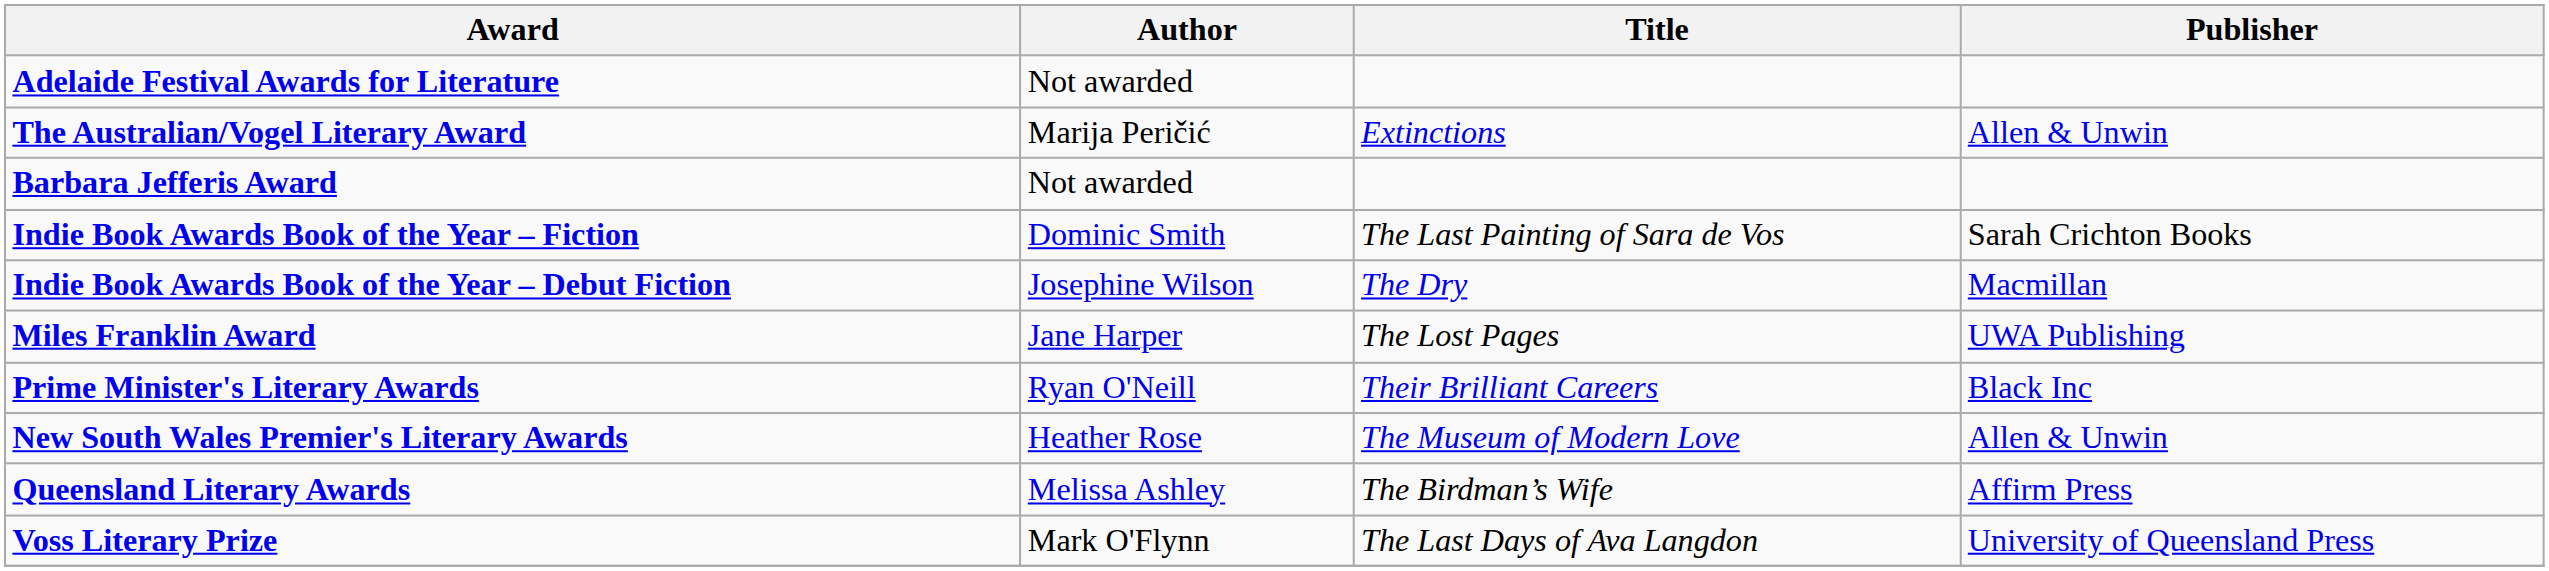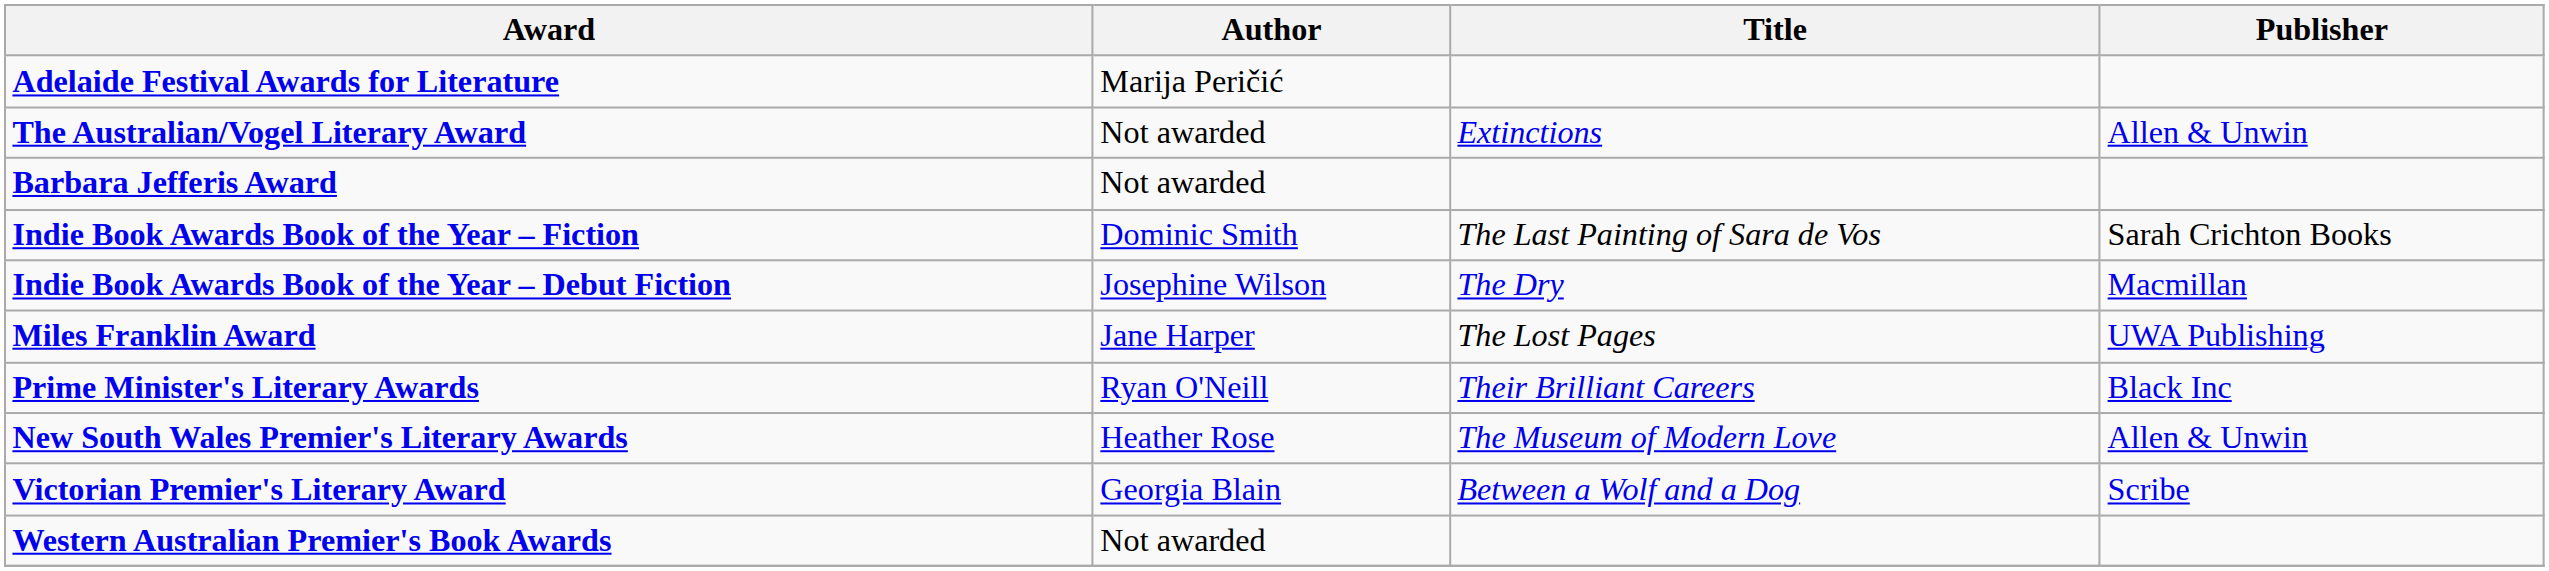(1110, 81) Not awarded -> (1192, 81) Marija Peričić
(1119, 132) Marija Peričić -> (1183, 132) Not awarded
- row: (211, 489)
+ row: (259, 489)
+ row: (312, 540)
- row: (145, 540)
